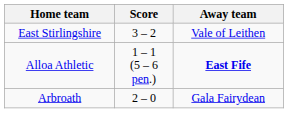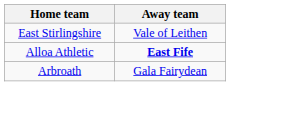- column: (144, 14)
